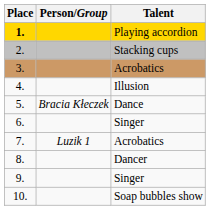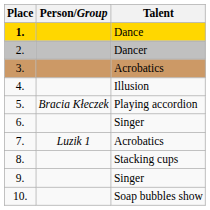(156, 31) Playing accordion -> (129, 31) Dance
(146, 50) Stacking cups -> (131, 50) Dancer
(129, 104) Dance -> (156, 104) Playing accordion
(131, 159) Dancer -> (146, 159) Stacking cups
